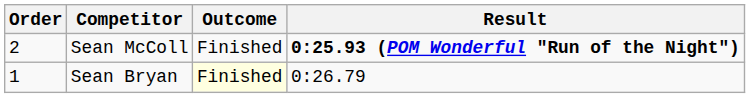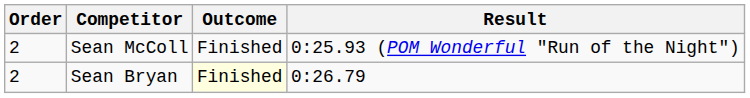(515, 48) bold -> (515, 48) normal
(14, 77) 1 -> (14, 77) 2
